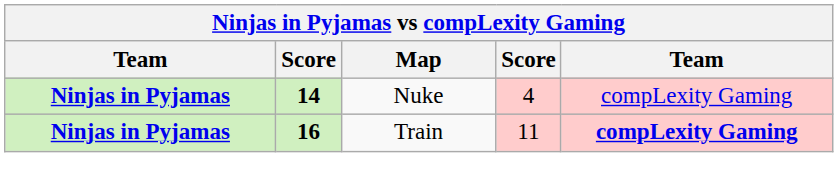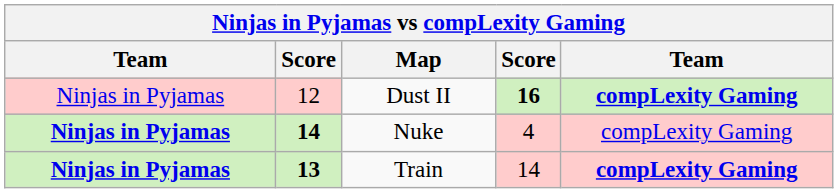+ row: (419, 95)
(309, 132) 16 -> (309, 168) 13
(528, 132) 11 -> (528, 168) 14
